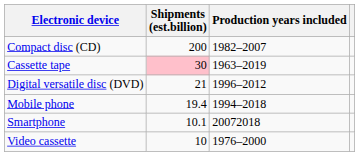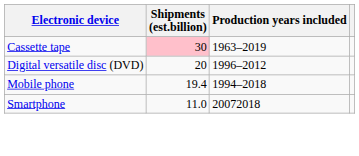- row: (54, 46)
(201, 84) 21 -> (201, 65) 20
(196, 122) 10.1 -> (196, 103) 11.0
- row: (42, 141)
